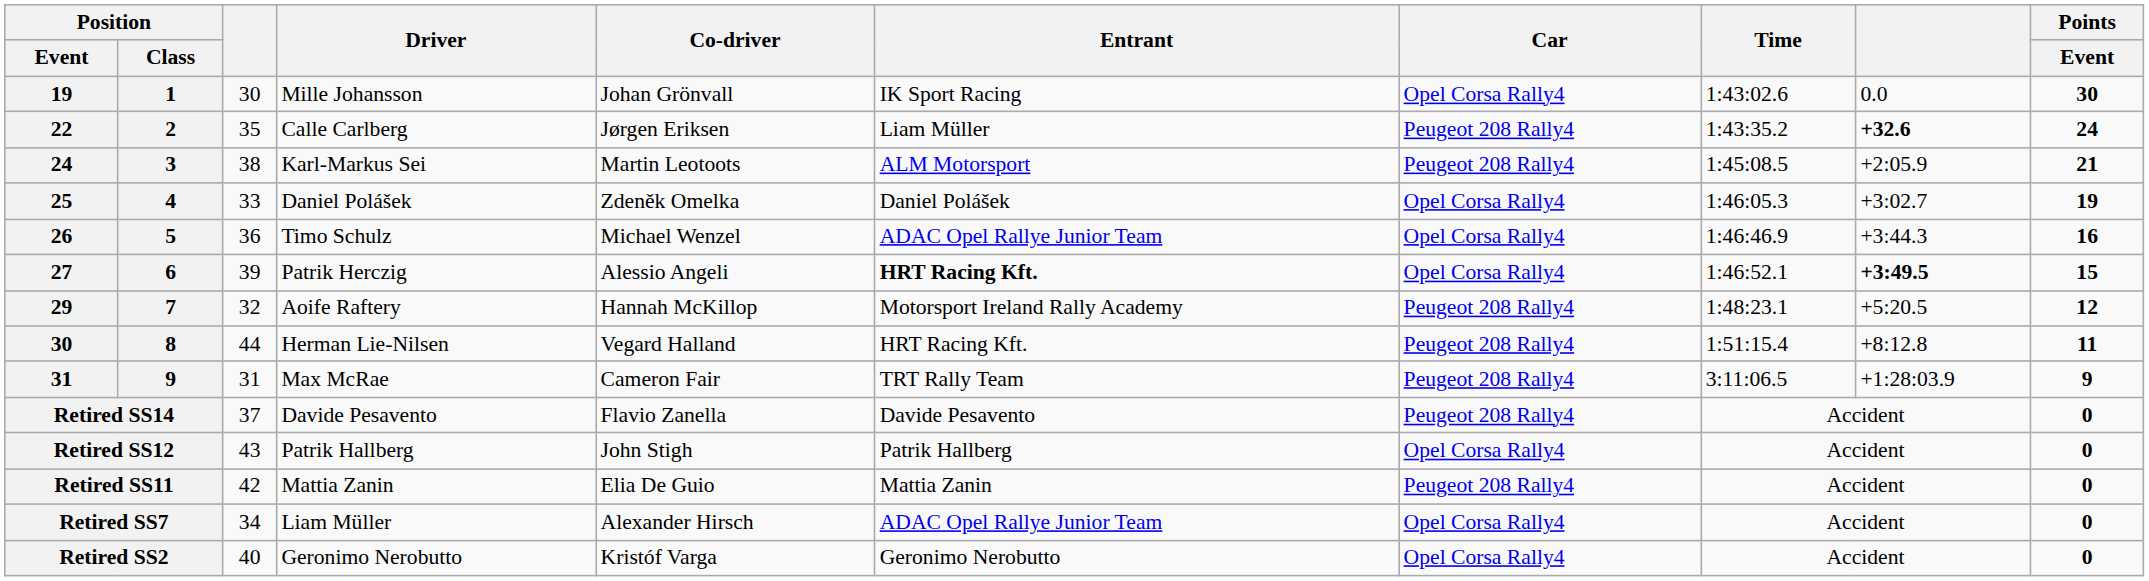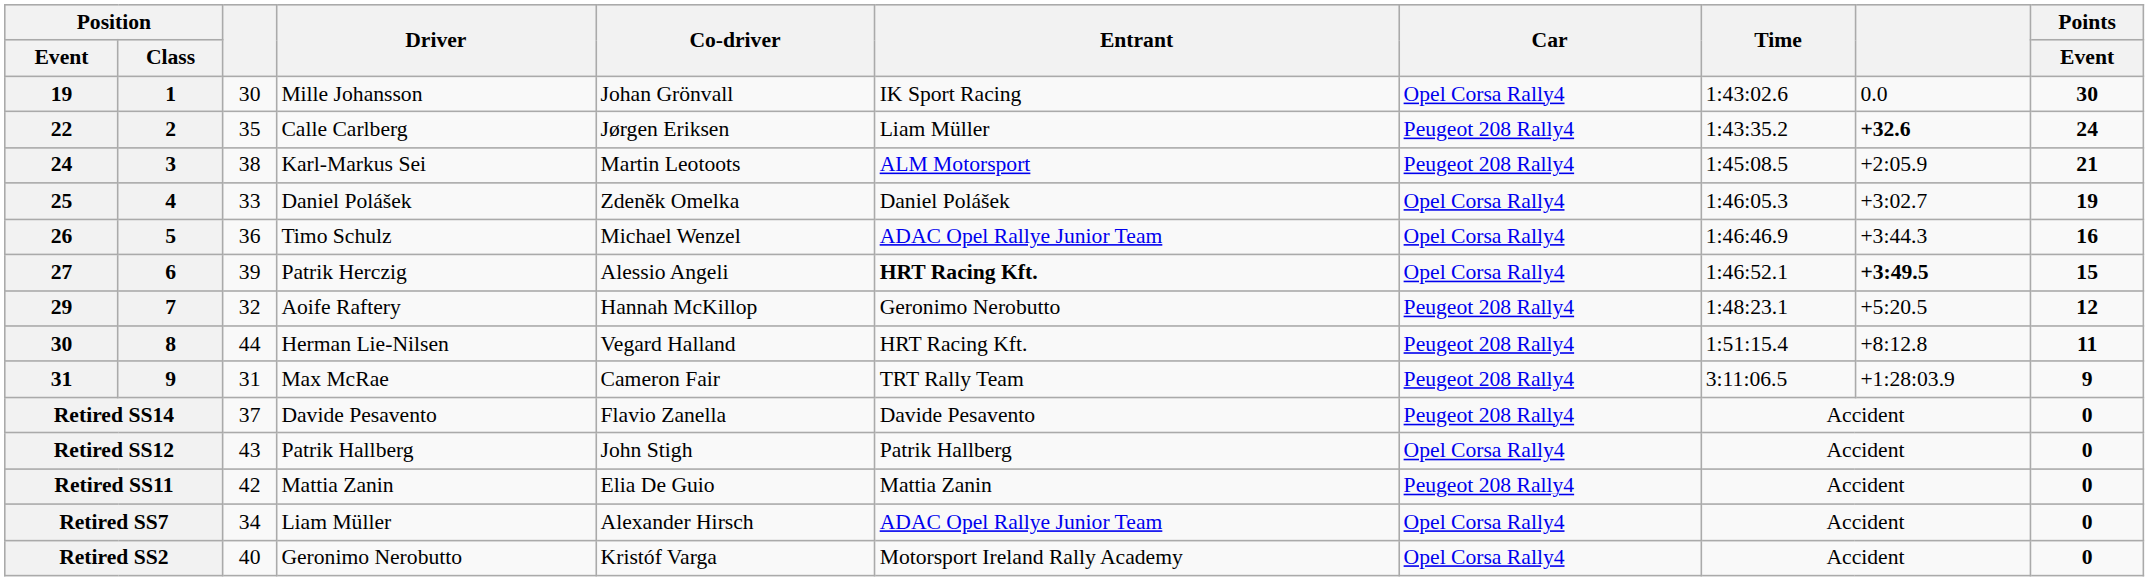(1031, 307) Motorsport Ireland Rally Academy -> (970, 307) Geronimo Nerobutto
(970, 557) Geronimo Nerobutto -> (1031, 557) Motorsport Ireland Rally Academy
